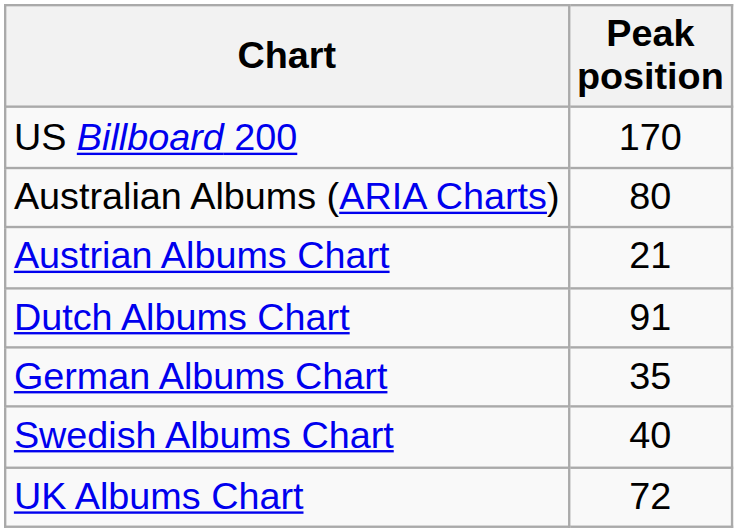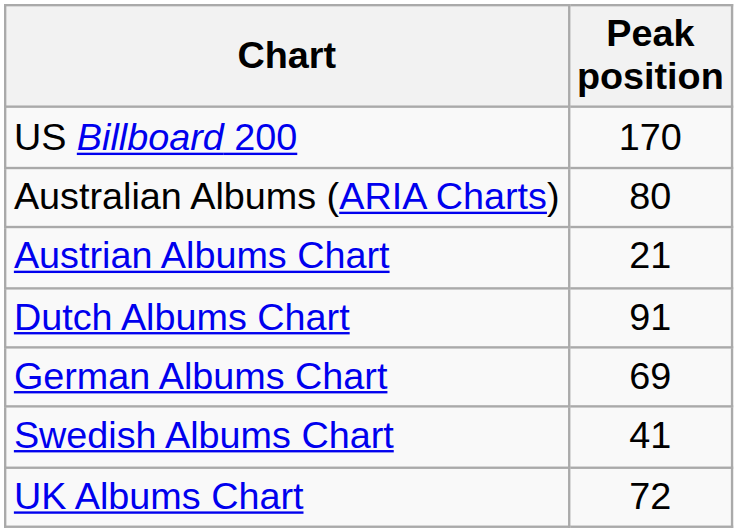(650, 376) 35 -> (650, 376) 69
(650, 436) 40 -> (650, 436) 41
